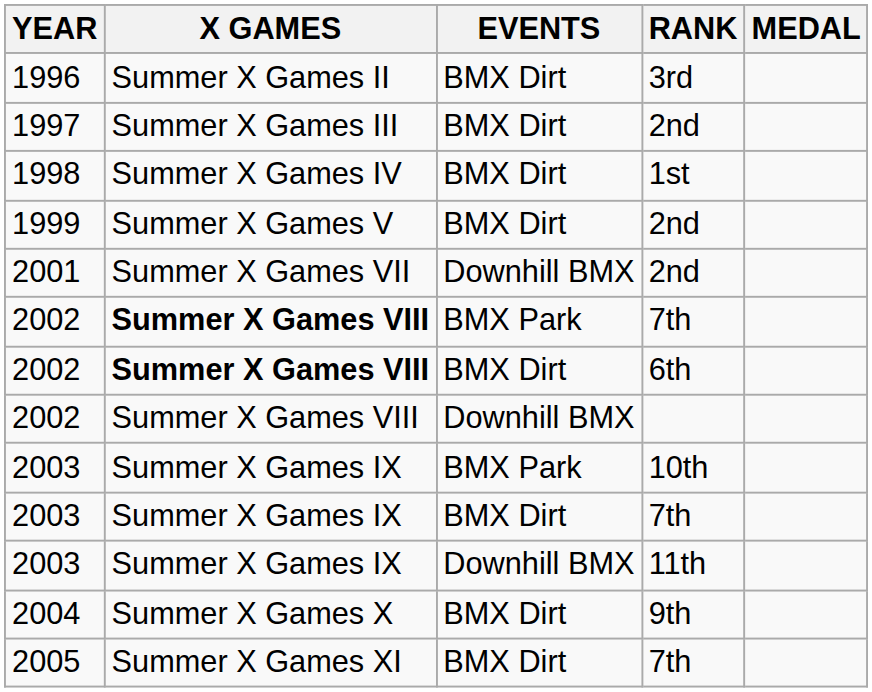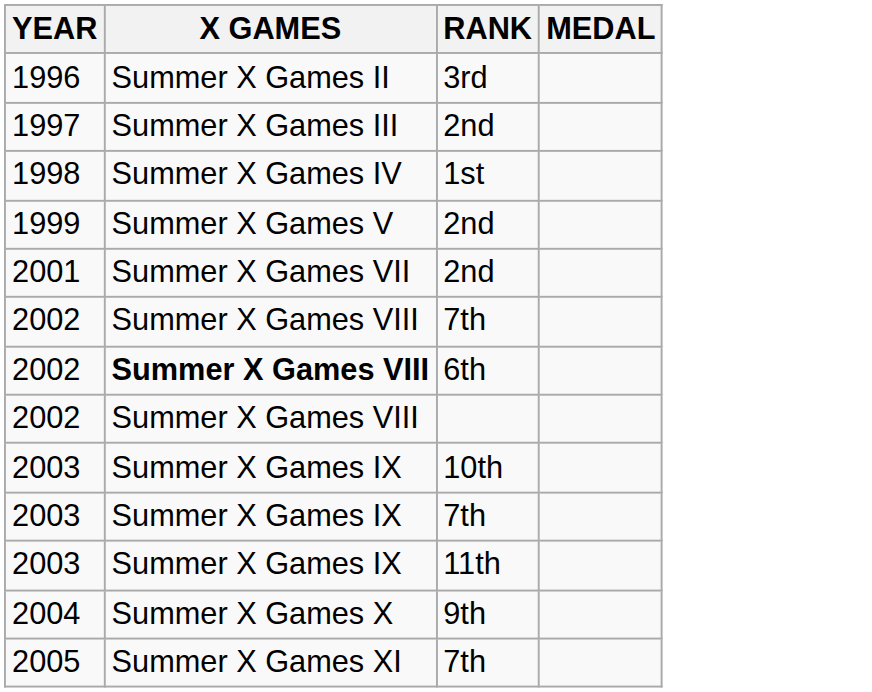- column: (539, 28)
(270, 321) bold -> (265, 321) normal
